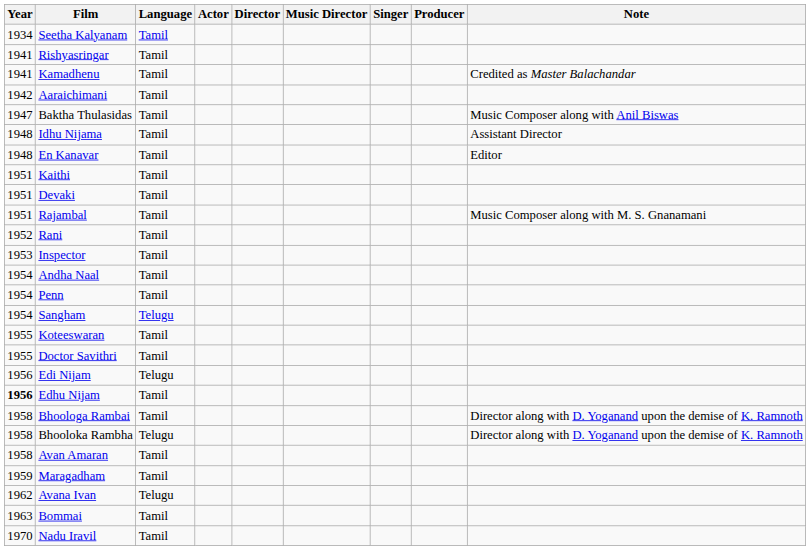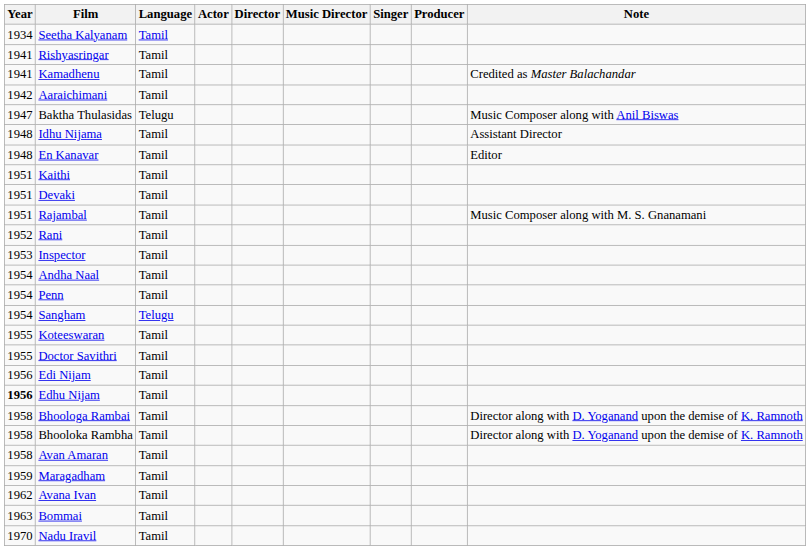(153, 114) Tamil -> (156, 114) Telugu
(156, 375) Telugu -> (153, 375) Tamil
(156, 435) Telugu -> (153, 435) Tamil
(156, 495) Telugu -> (153, 495) Tamil
